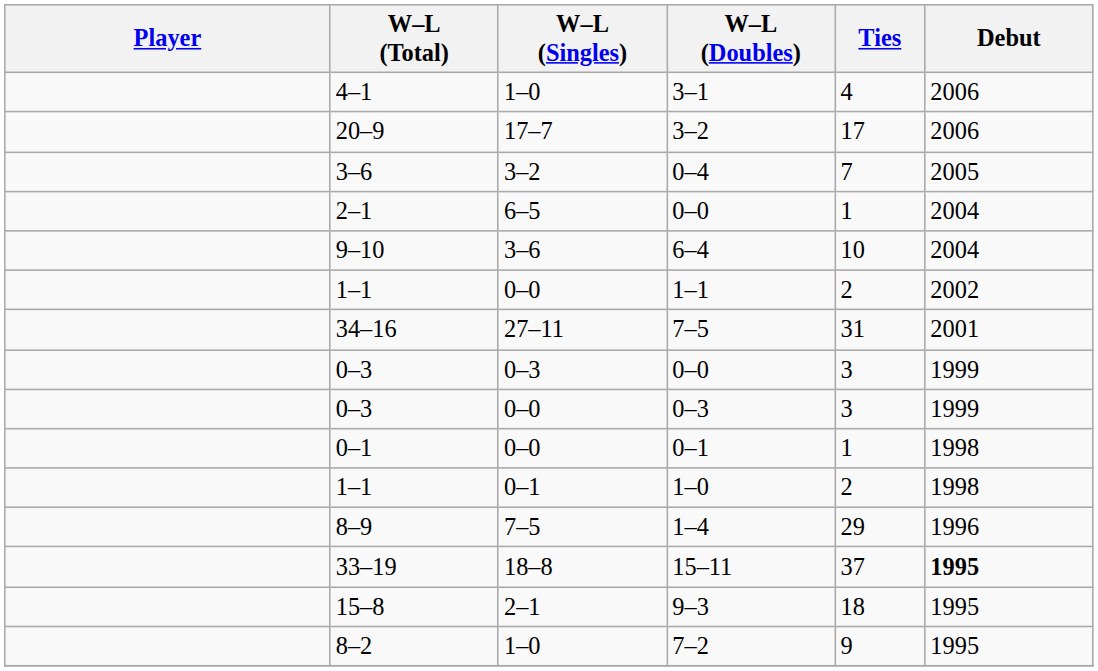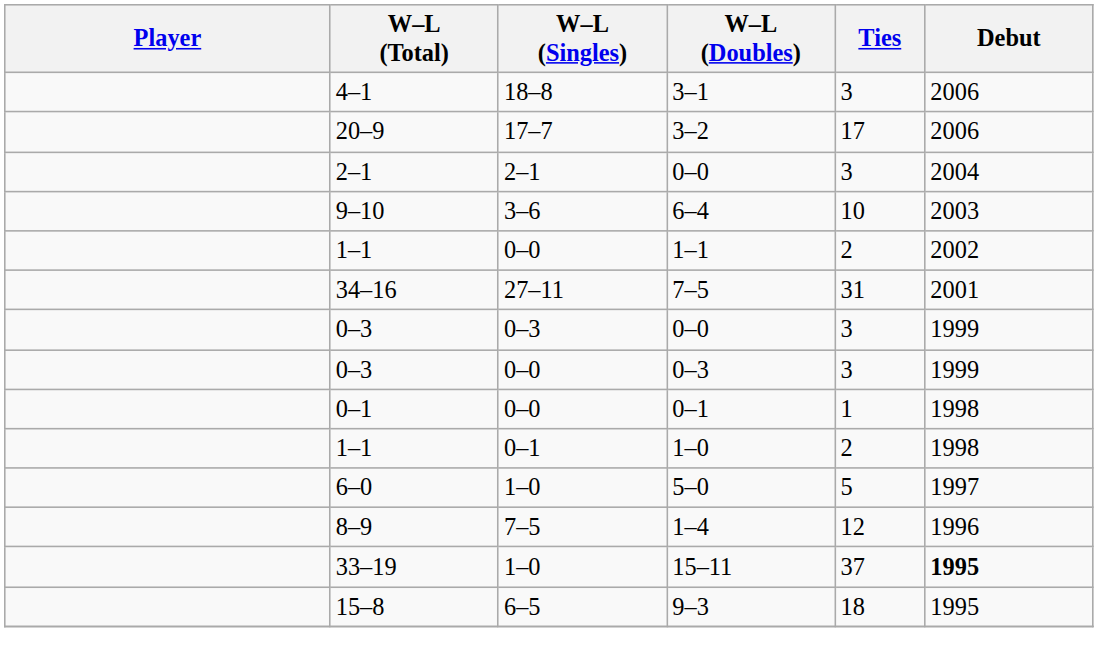(522, 91) 1–0 -> (528, 91) 18–8
(847, 91) 4 -> (847, 91) 3
- row: (354, 170)
(522, 210) 6–5 -> (522, 170) 2–1
(847, 210) 1 -> (847, 170) 3
(955, 249) 2004 -> (955, 210) 2003
+ row: (354, 487)
(853, 526) 29 -> (853, 526) 12
(528, 566) 18–8 -> (522, 566) 1–0
(522, 605) 2–1 -> (522, 605) 6–5
- row: (354, 645)
